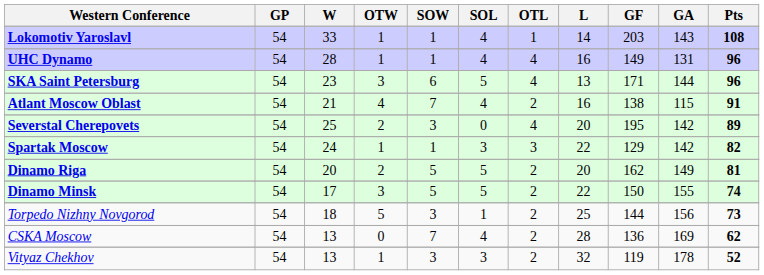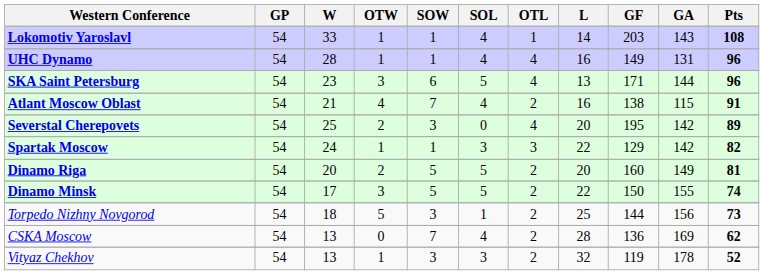(634, 170) 162 -> (634, 170) 160
